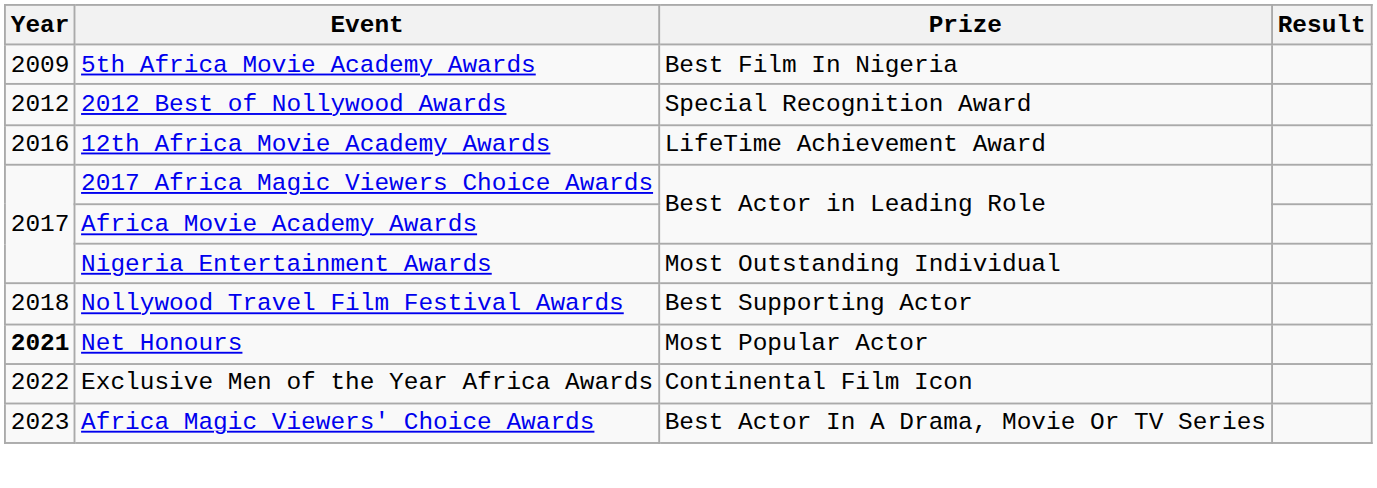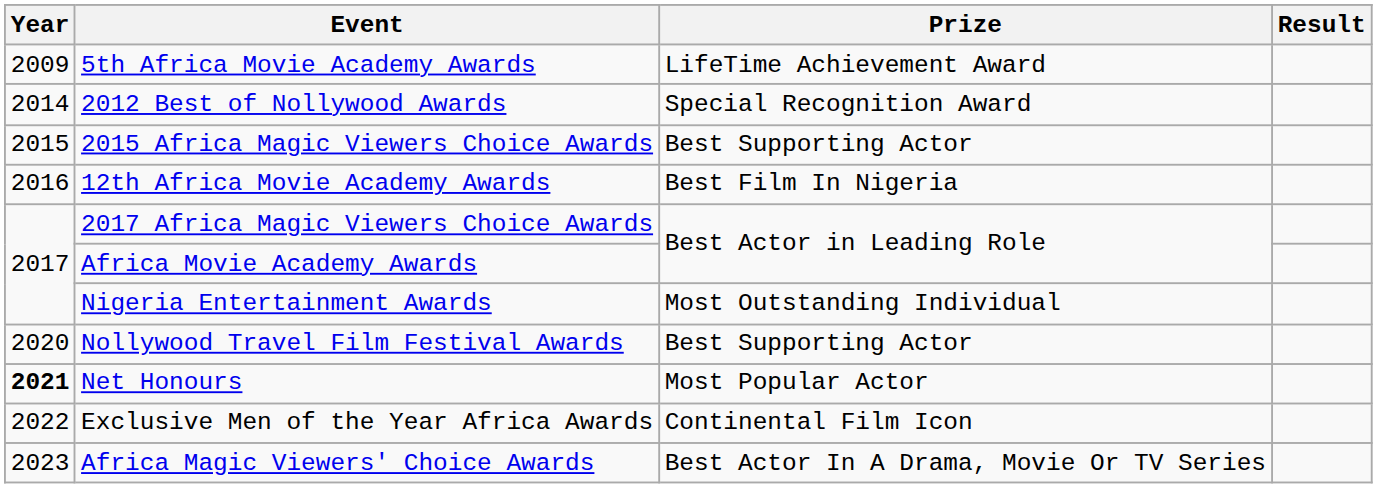(811, 65) Best Film In Nigeria -> (855, 65) LifeTime Achievement Award
(40, 105) 2012 -> (40, 105) 2014
+ row: (367, 144)
(855, 144) LifeTime Achievement Award -> (811, 184) Best Film In Nigeria
(40, 304) 2018 -> (40, 344) 2020
